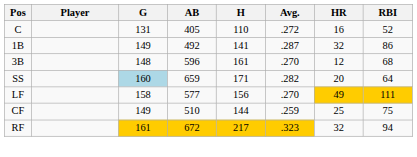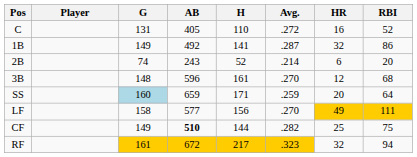+ row: (18, 62)
(290, 78) .282 -> (290, 95) .259
(192, 111) normal -> (192, 128) bold
(290, 111) .259 -> (290, 128) .282
